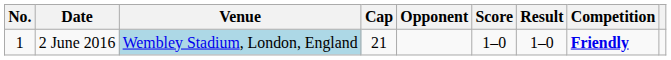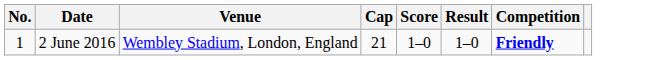- column: (434, 17)
(240, 42) lightblue background -> (240, 42) no background
